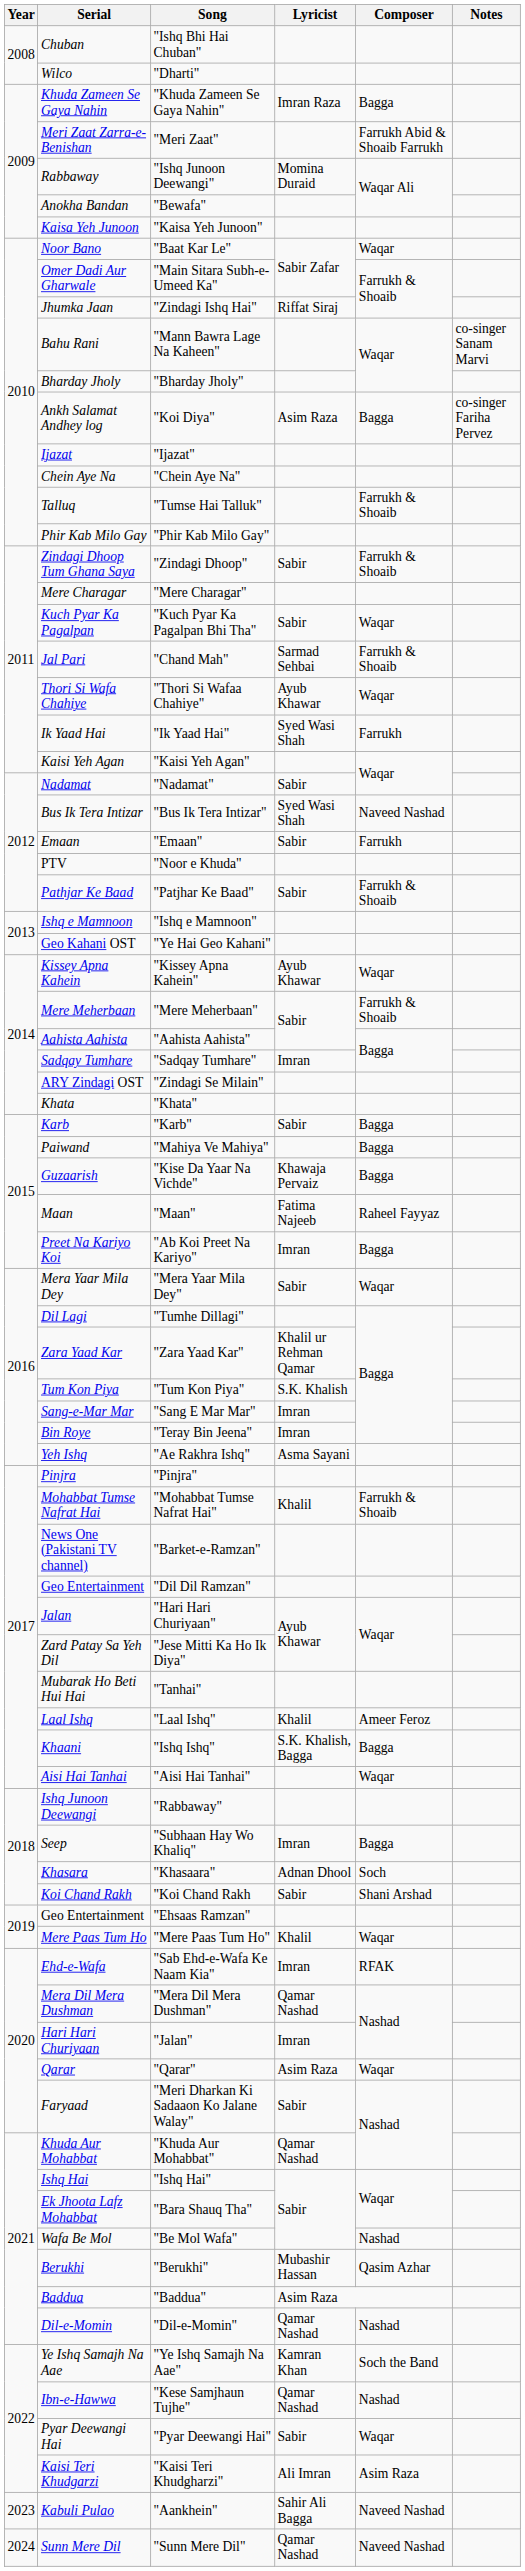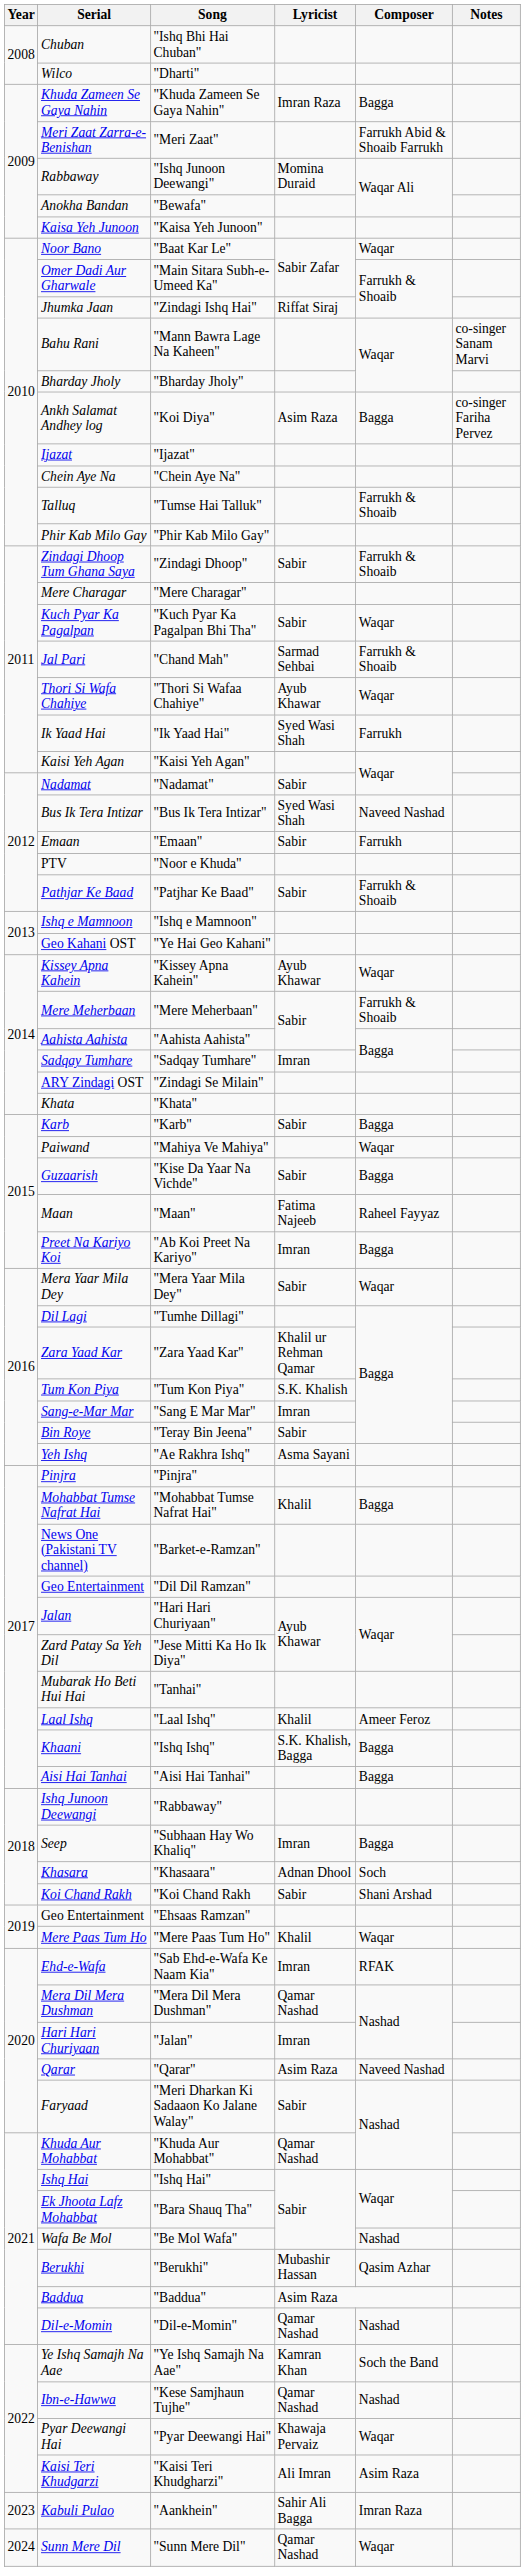(376, 1147) Bagga -> (376, 1147) Waqar
(302, 1176) Khawaja Pervaiz -> (292, 1176) Sabir
(294, 1433) Imran -> (292, 1433) Sabir
(387, 1505) Farrukh & Shoaib -> (376, 1505) Bagga
(376, 1777) Waqar -> (376, 1777) Bagga
(376, 2069) Waqar -> (402, 2069) Naveed Nashad
(292, 2436) Sabir -> (302, 2436) Khawaja Pervaiz
(402, 2510) Naveed Nashad -> (390, 2510) Imran Raza
(402, 2547) Naveed Nashad -> (376, 2547) Waqar
